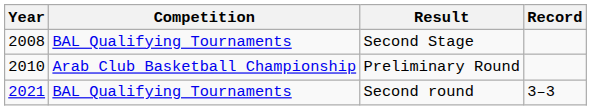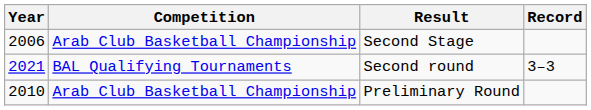(27, 42) 2008 -> (27, 42) 2006
(172, 42) BAL Qualifying Tournaments -> (204, 42) Arab Club Basketball Championship
rows swapped: (442, 67) <-> (419, 92)
